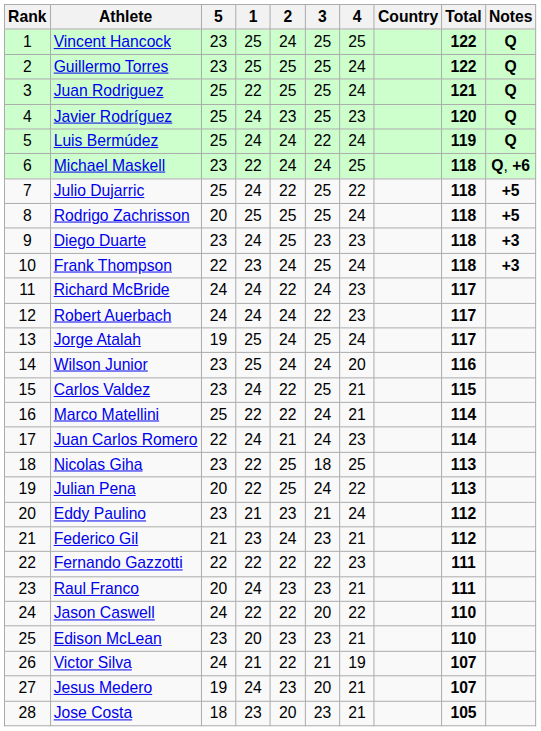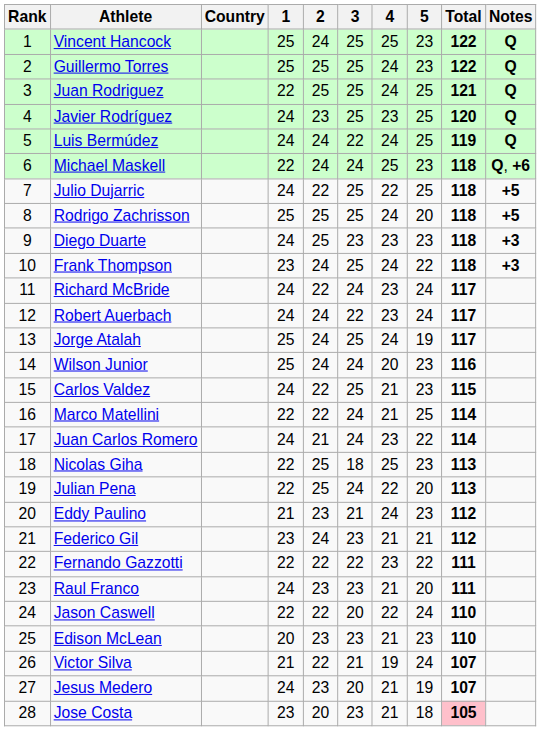columns swapped: (408, 16) <-> (218, 16)
(464, 713) no background -> (464, 713) pink background
